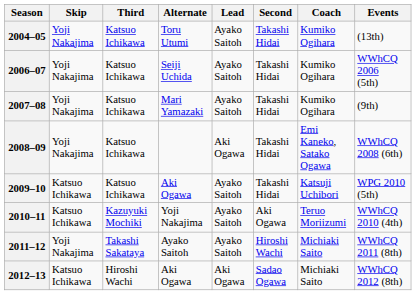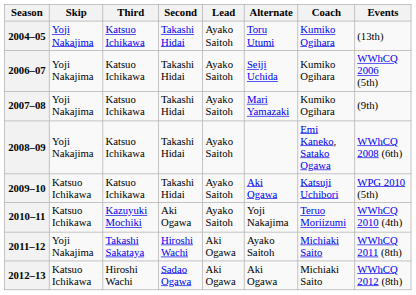columns swapped: (276, 13) <-> (185, 13)
(229, 147) Aki Ogawa -> (219, 147) Ayako Saitoh
(228, 246) Ayako Saitoh -> (221, 246) Aki Ogawa
